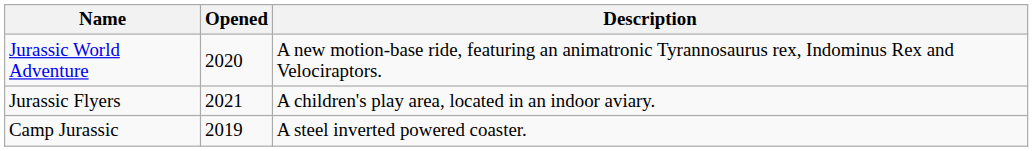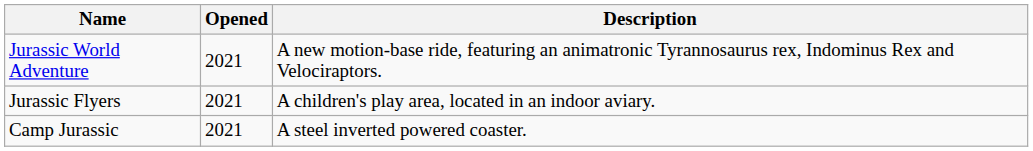(224, 60) 2020 -> (224, 60) 2021
(224, 130) 2019 -> (224, 130) 2021
